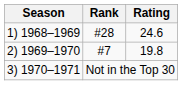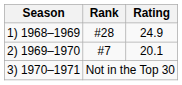(152, 32) 24.6 -> (152, 32) 24.9
(152, 51) 19.8 -> (152, 51) 20.1
